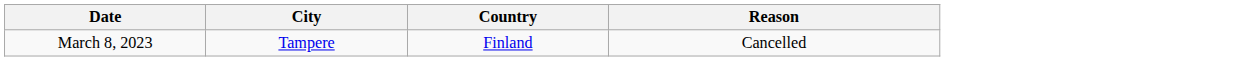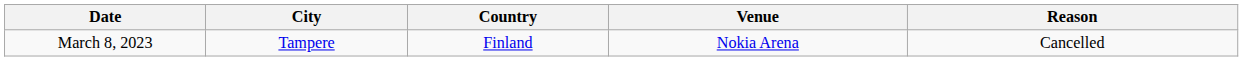+ column: (758, 17)
